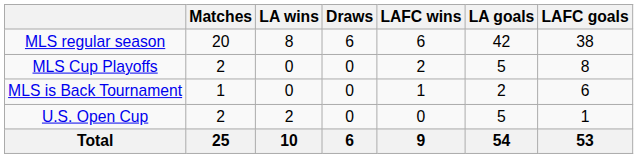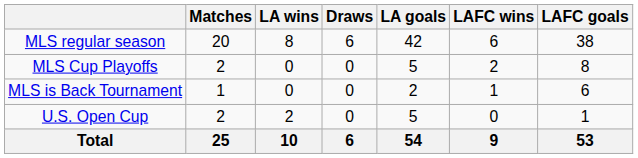columns swapped: (421, 16) <-> (501, 16)
